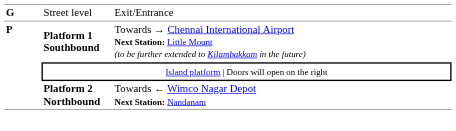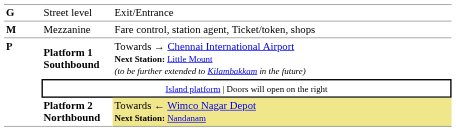+ row: (67, 29)
(185, 95) no background -> (185, 112) khaki background
